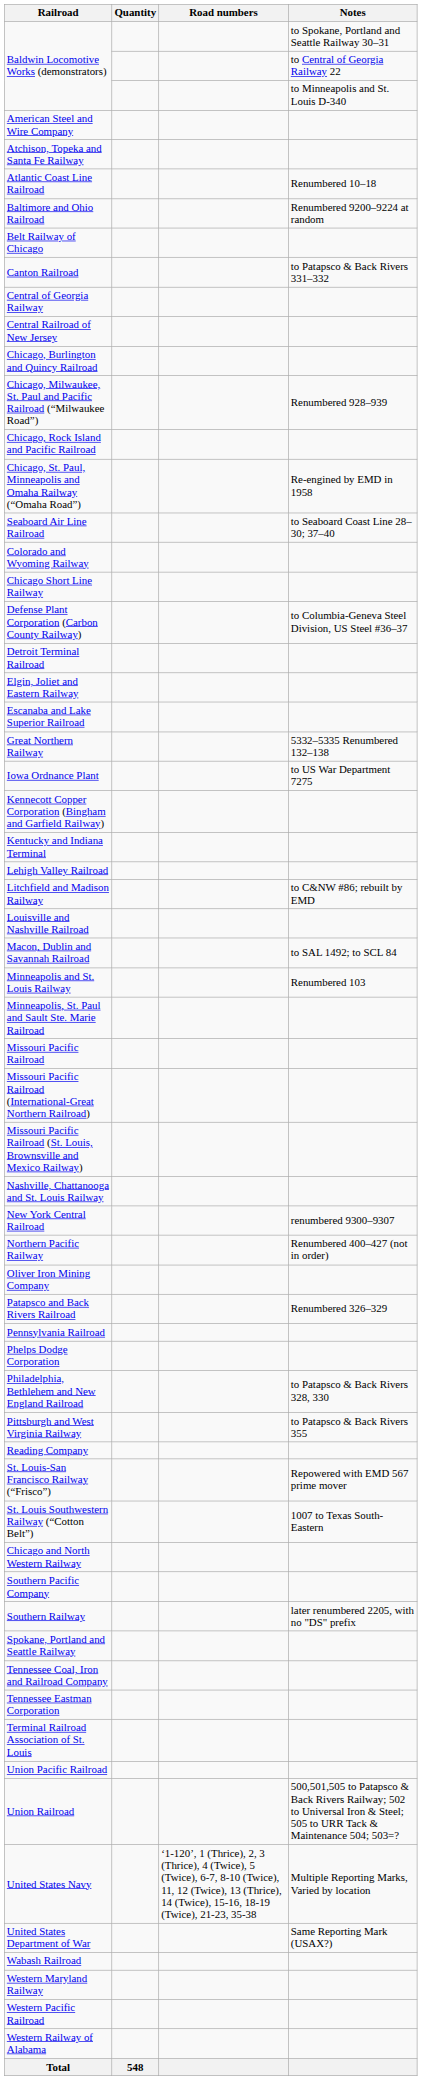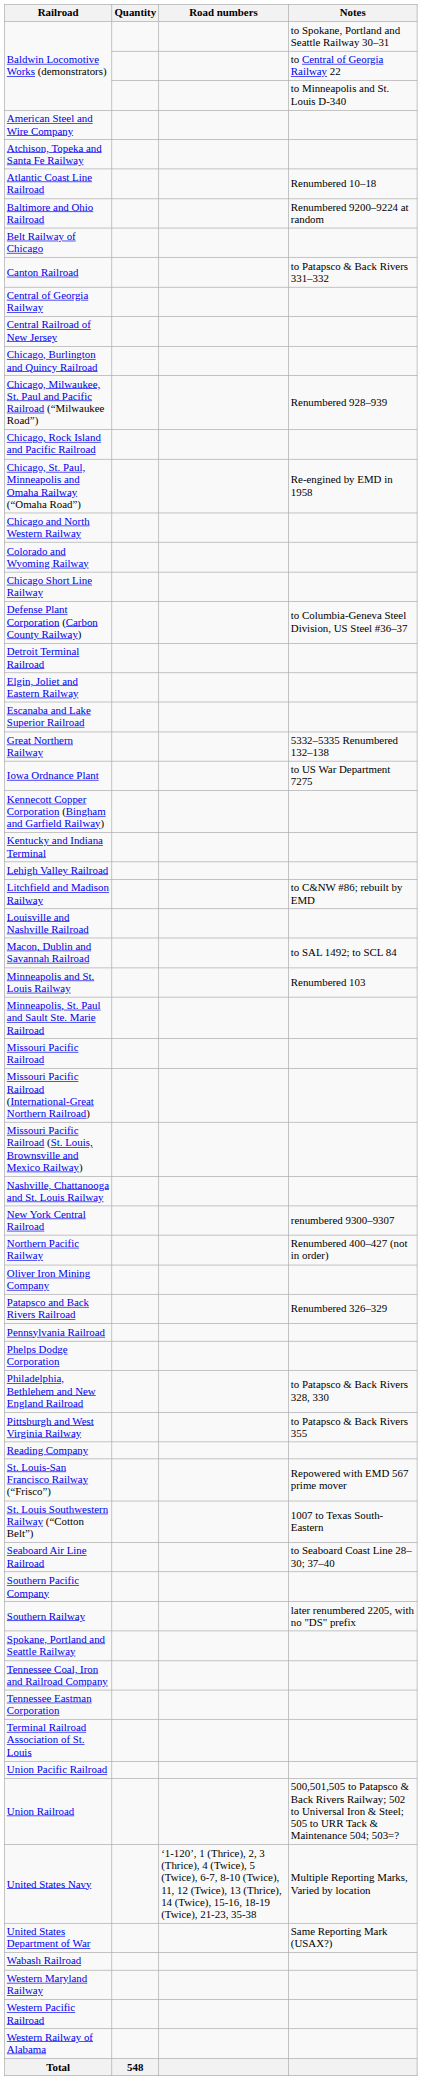rows swapped: (48, 1557) <-> (47, 527)
